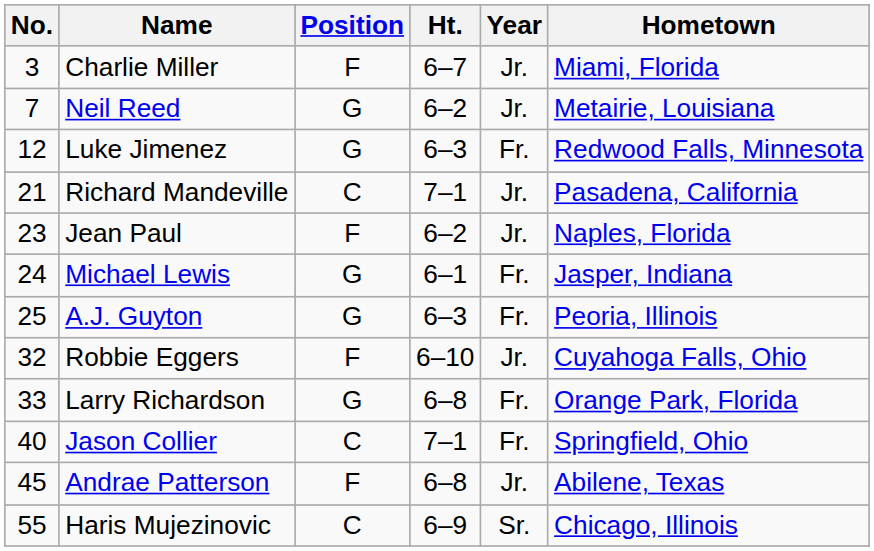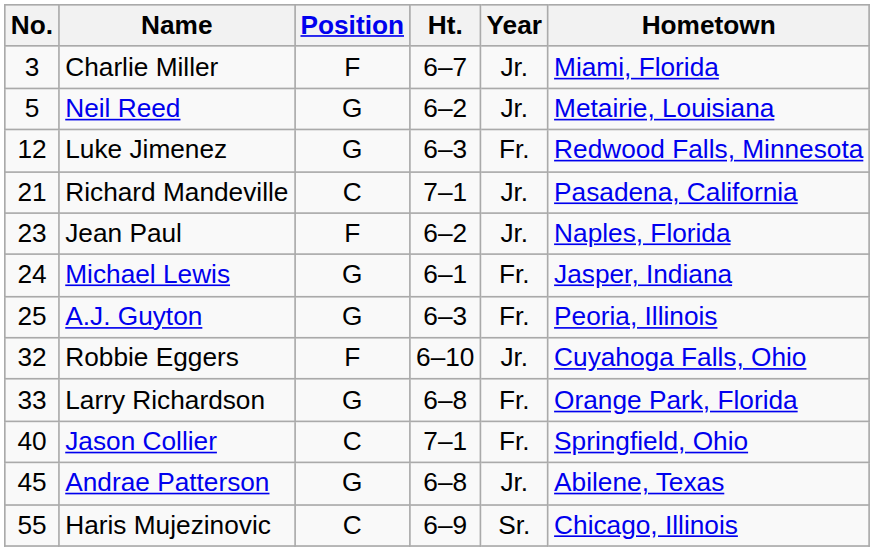(32, 108) 7 -> (32, 108) 5
(352, 483) F -> (352, 483) G
